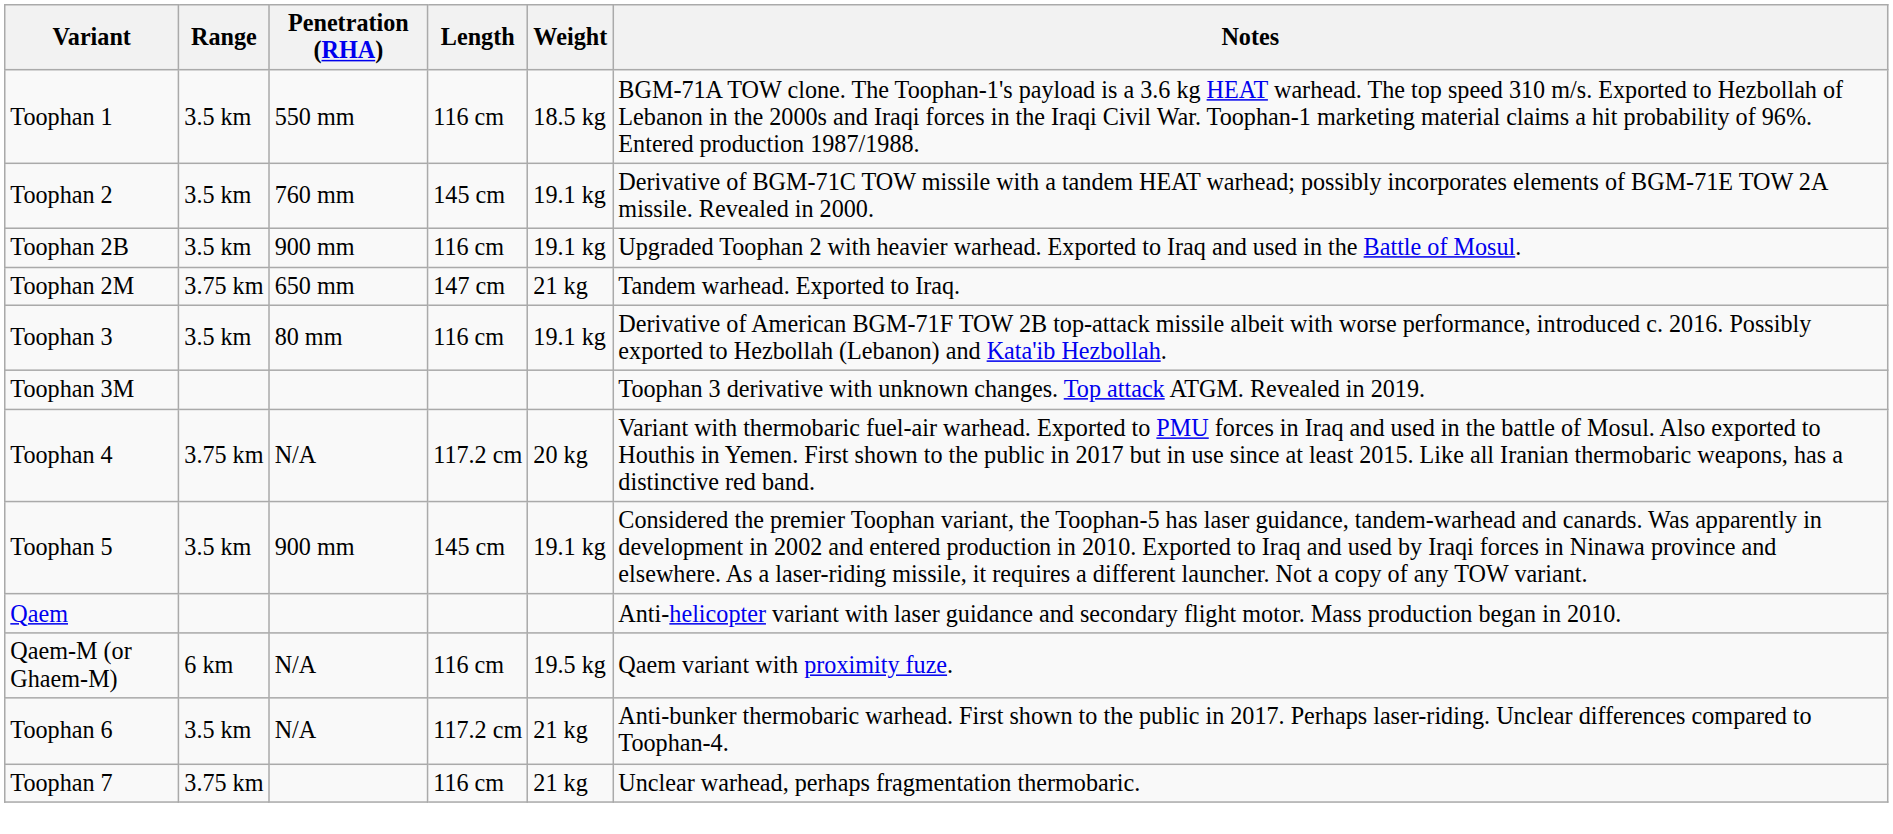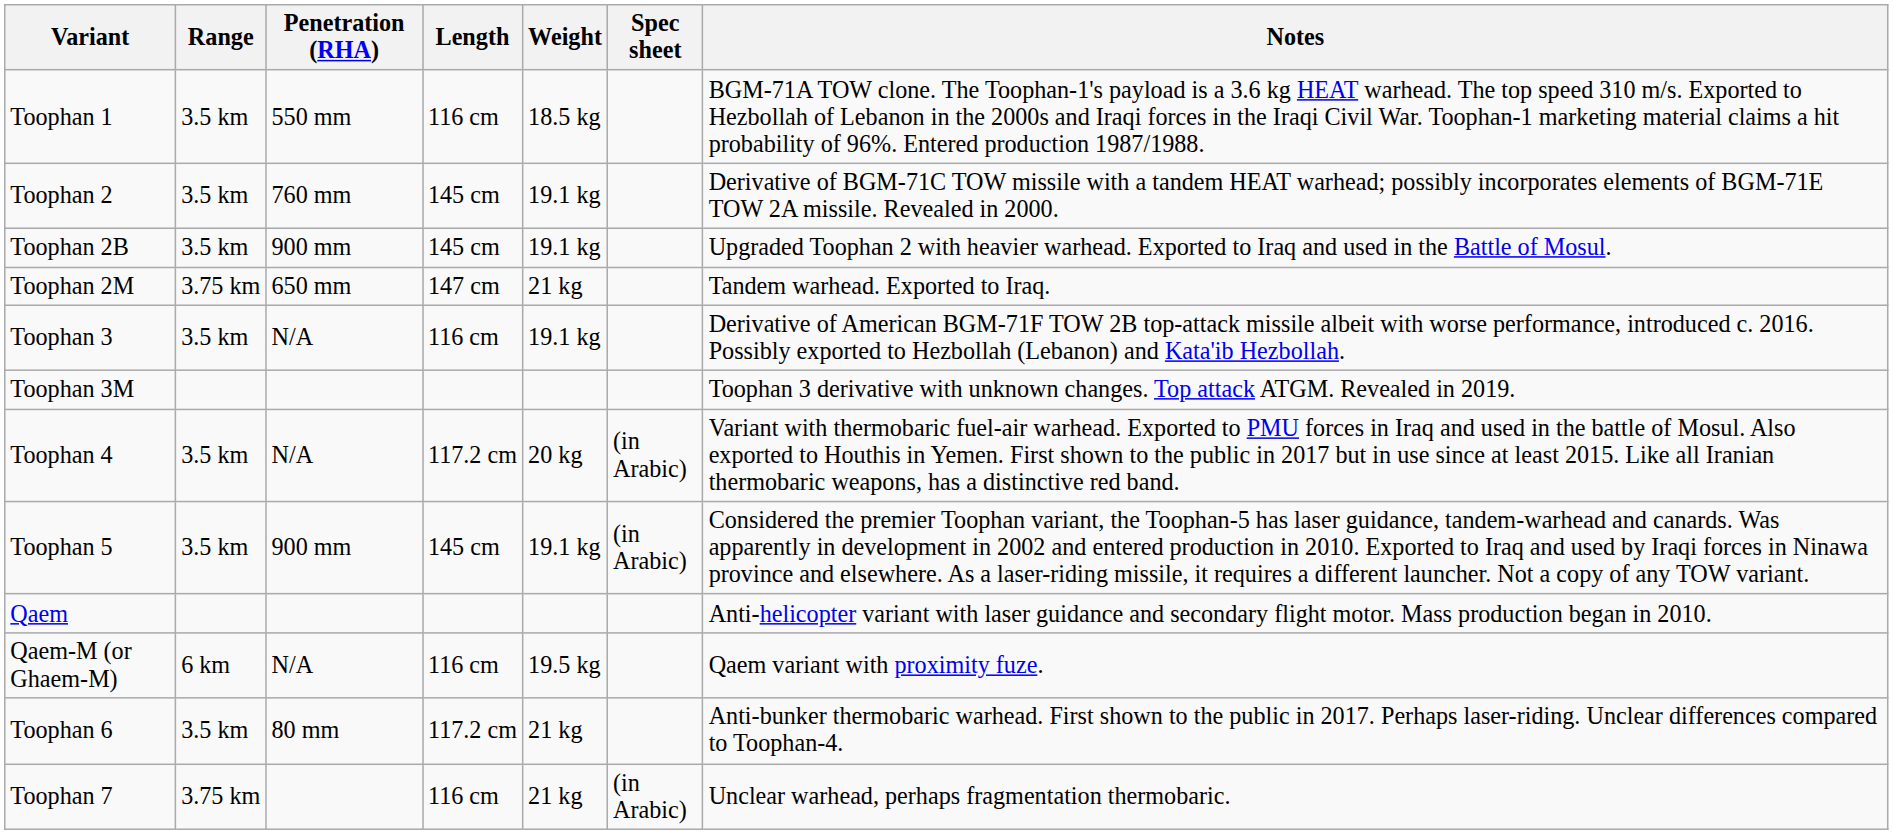+ column: (655, 37)
(469, 247) 116 cm -> (464, 247) 145 cm
(309, 337) 80 mm -> (292, 337) N/A
(224, 454) 3.75 km -> (215, 454) 3.5 km
(295, 730) N/A -> (305, 730) 80 mm
